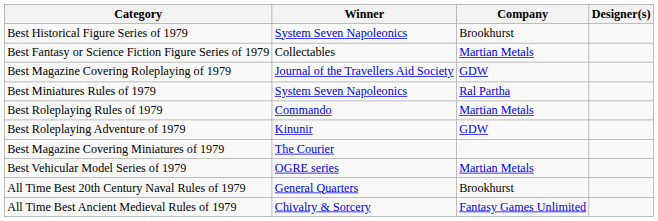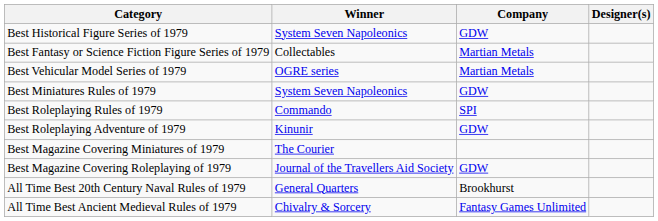(487, 33) Brookhurst -> (474, 33) GDW
rows swapped: (97, 168) <-> (119, 71)
(485, 91) Ral Partha -> (474, 91) GDW
(496, 110) Martian Metals -> (468, 110) SPI
